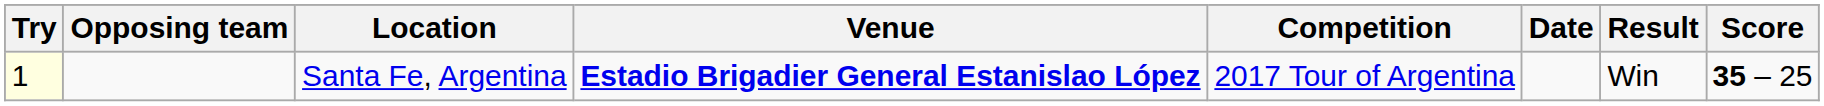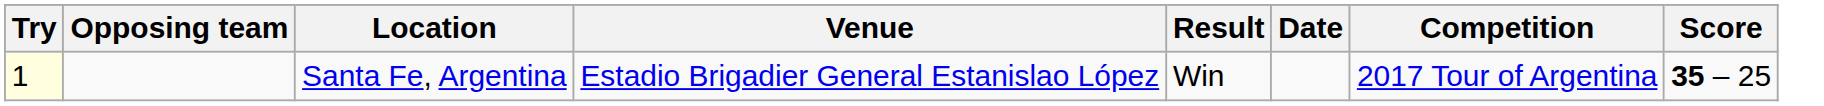columns swapped: (1365, 28) <-> (1653, 28)
(890, 75) bold -> (870, 75) normal
